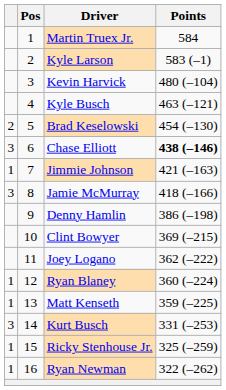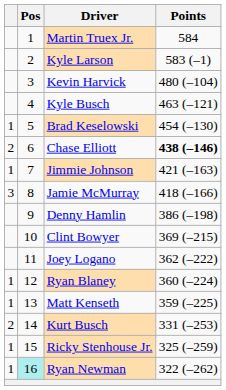(11, 125) 2 -> (11, 125) 1
(11, 148) 3 -> (11, 148) 2
(11, 324) 3 -> (11, 324) 2
(30, 368) no background -> (30, 368) paleturquoise background
